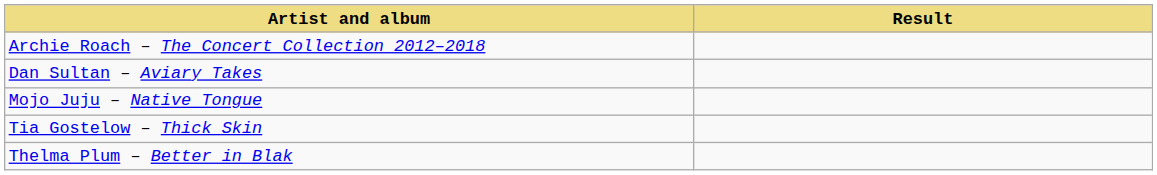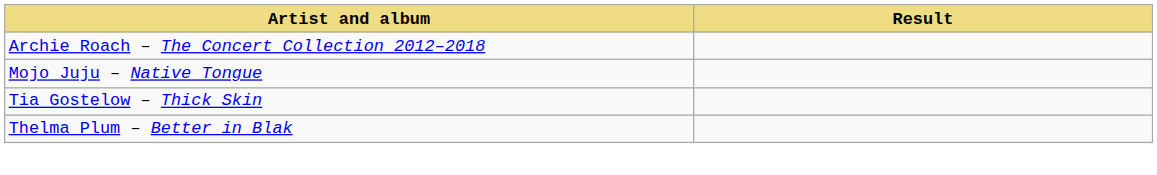- row: (135, 74)
